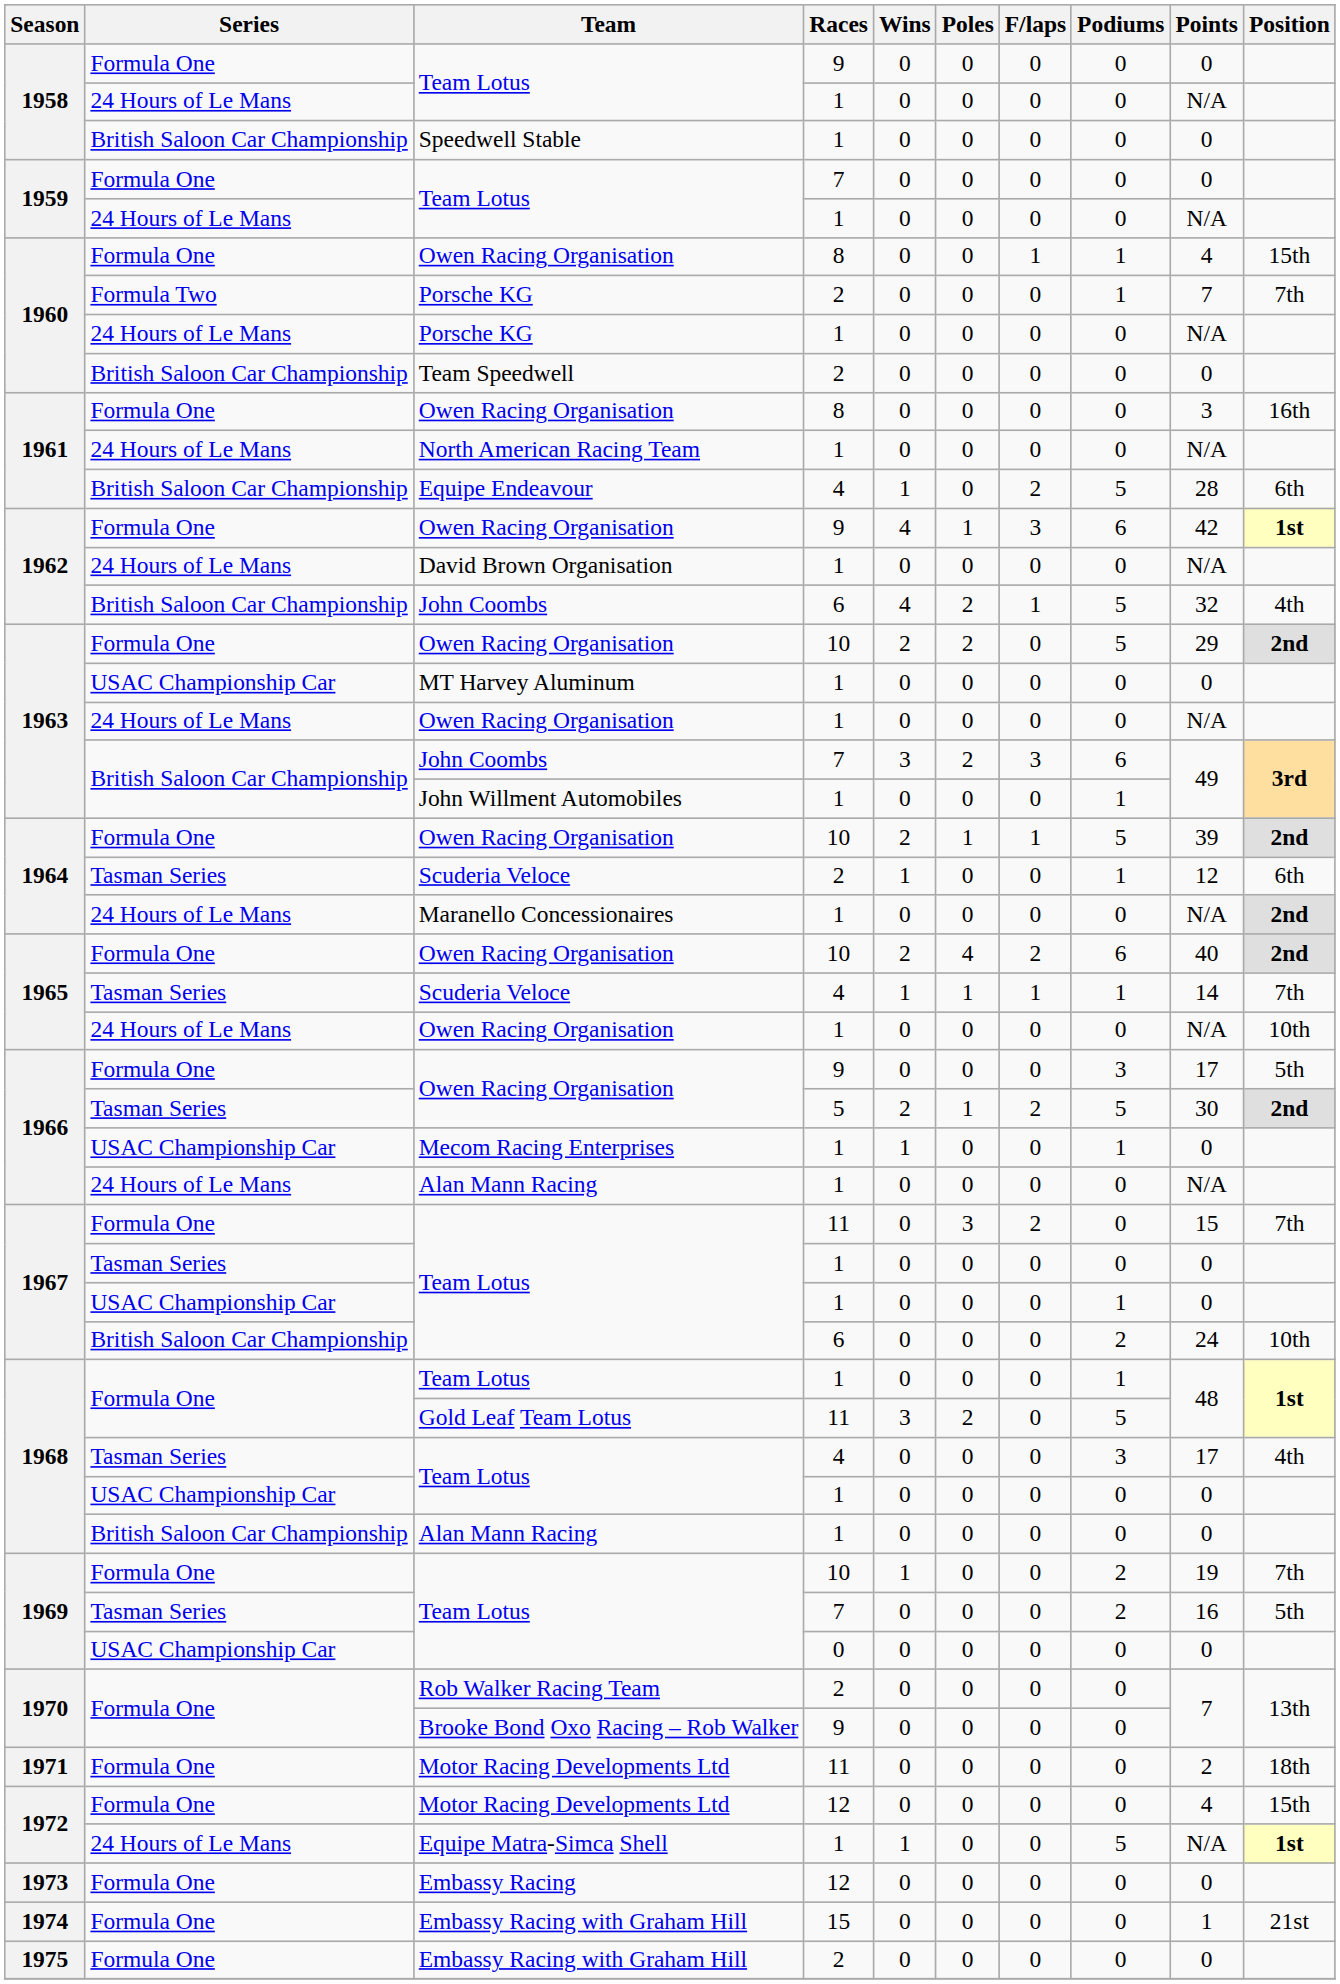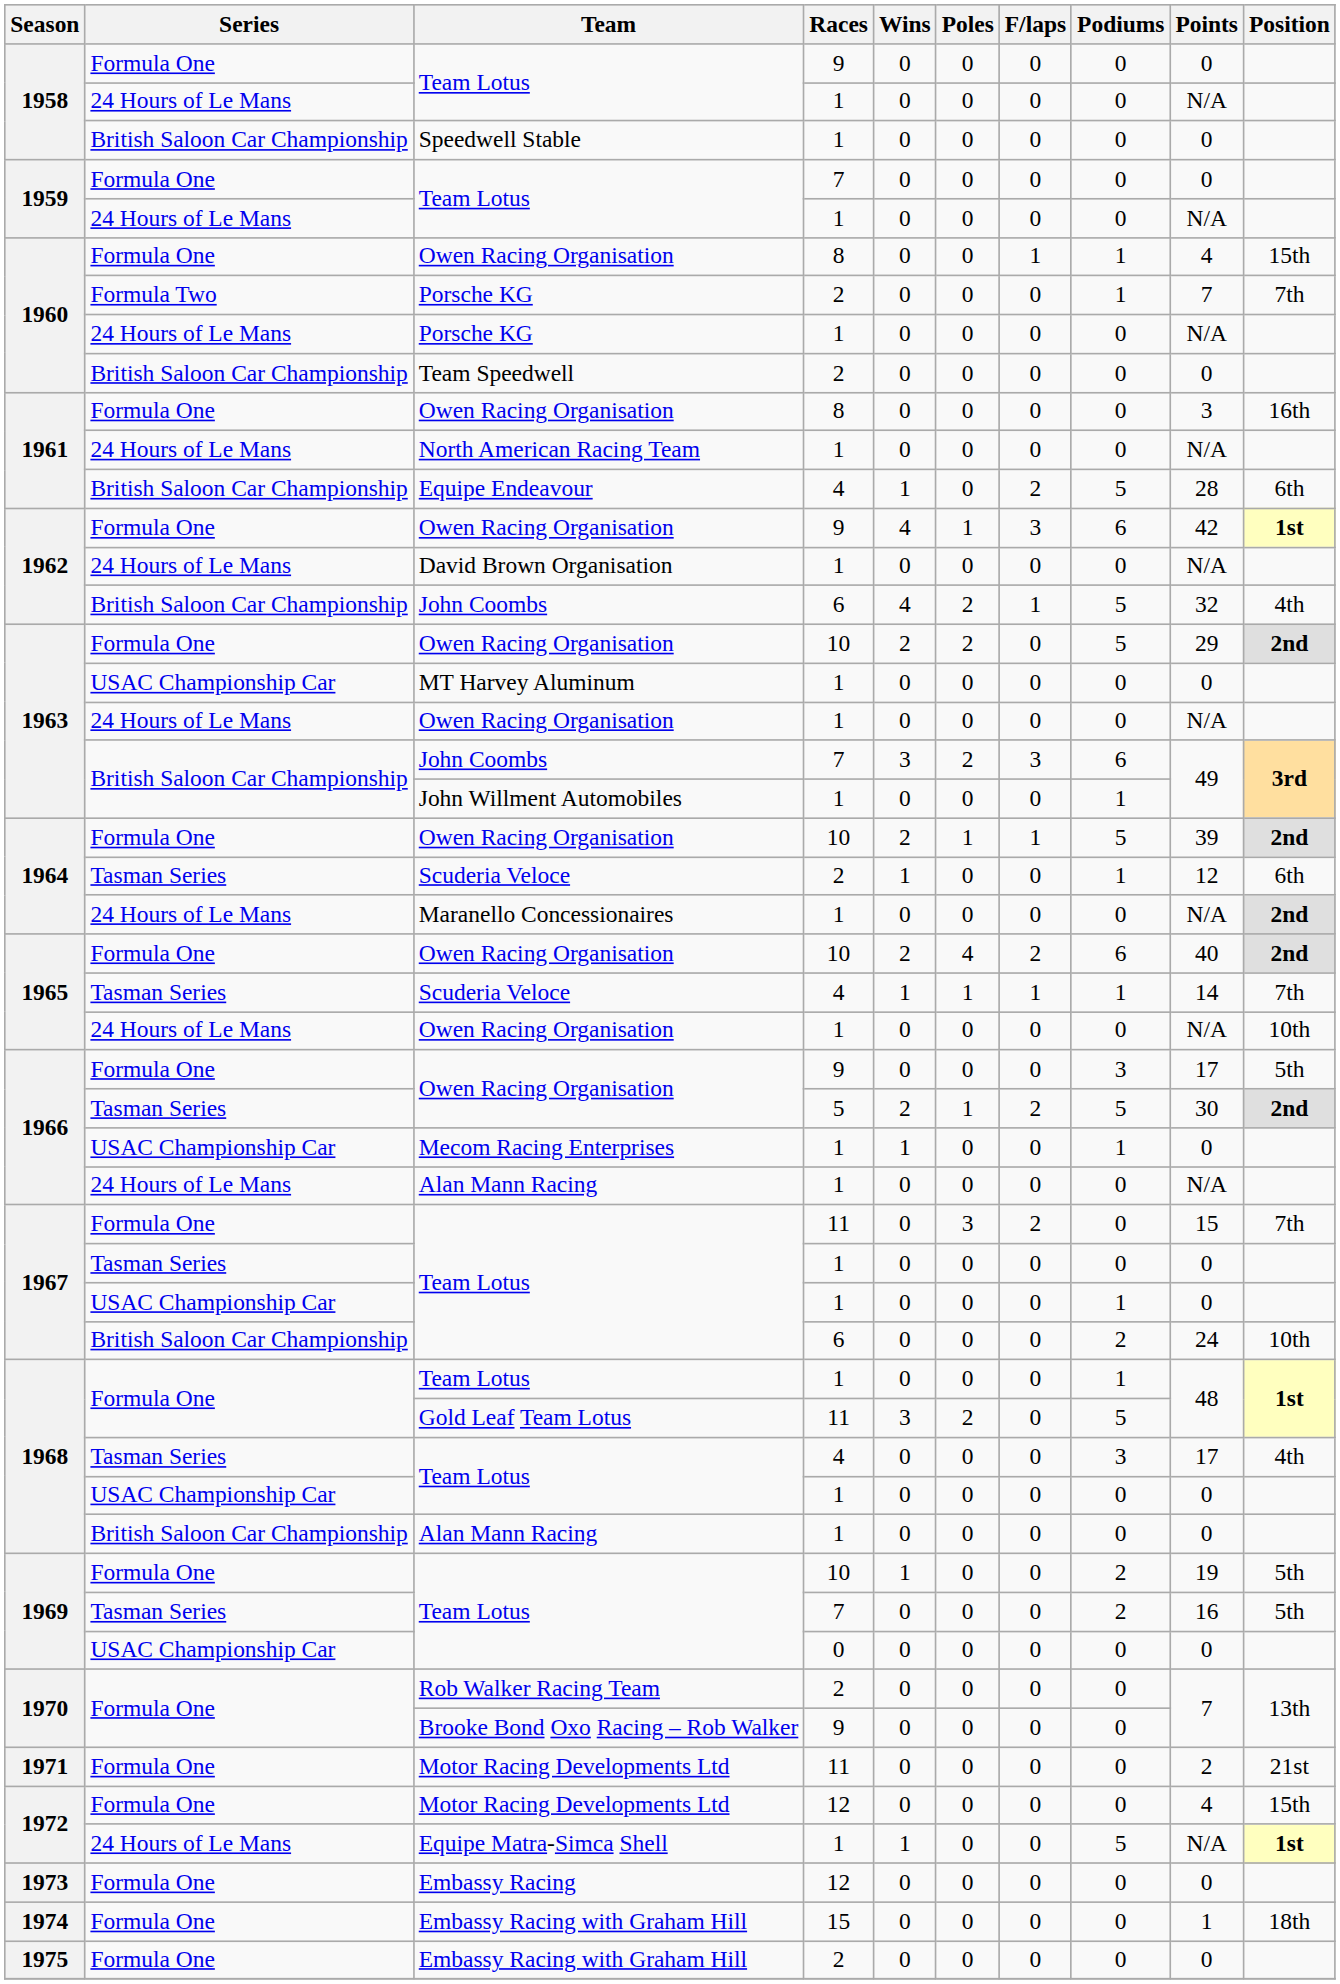(1289, 1572) 7th -> (1289, 1572) 5th
(1289, 1766) 18th -> (1289, 1766) 21st
(1289, 1921) 21st -> (1289, 1921) 18th
